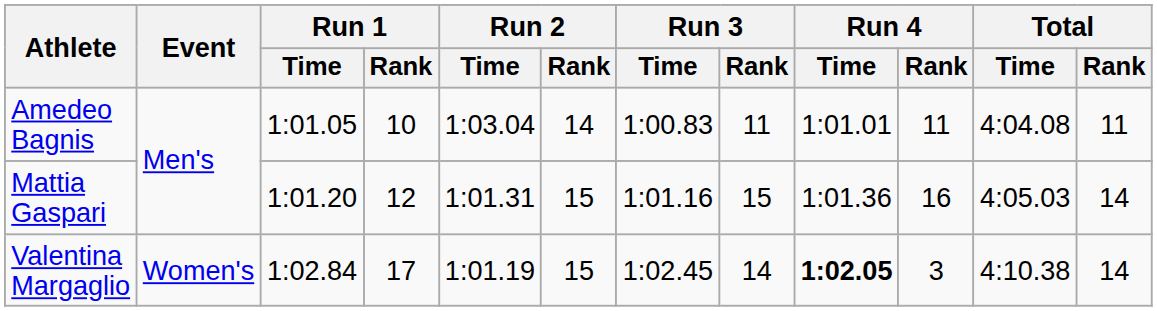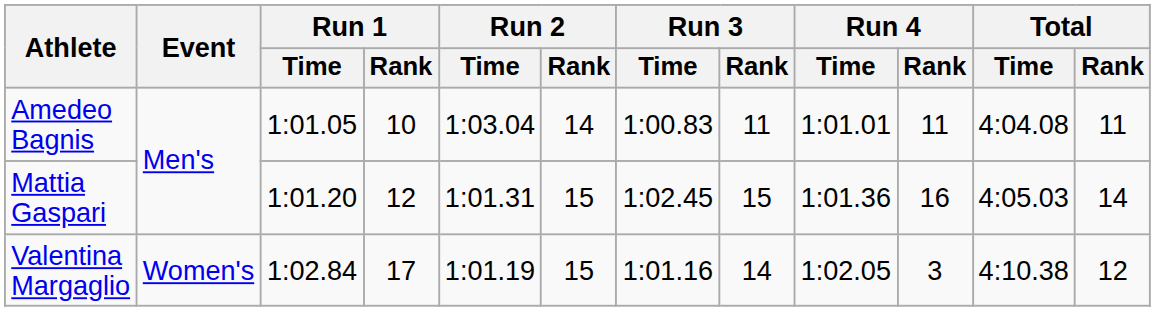(668, 198) 1:01.16 -> (668, 198) 1:02.45
(668, 271) 1:02.45 -> (668, 271) 1:01.16
(847, 271) bold -> (846, 271) normal
(1114, 271) 14 -> (1113, 271) 12
